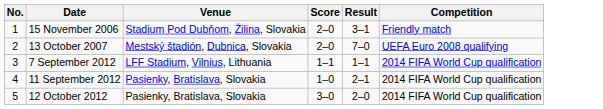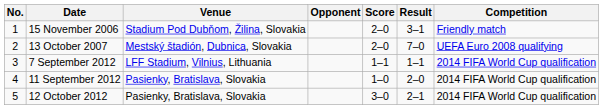+ column: (335, 12)
(361, 79) 2–1 -> (416, 79) 2–0
(361, 96) 2–0 -> (416, 96) 2–1
